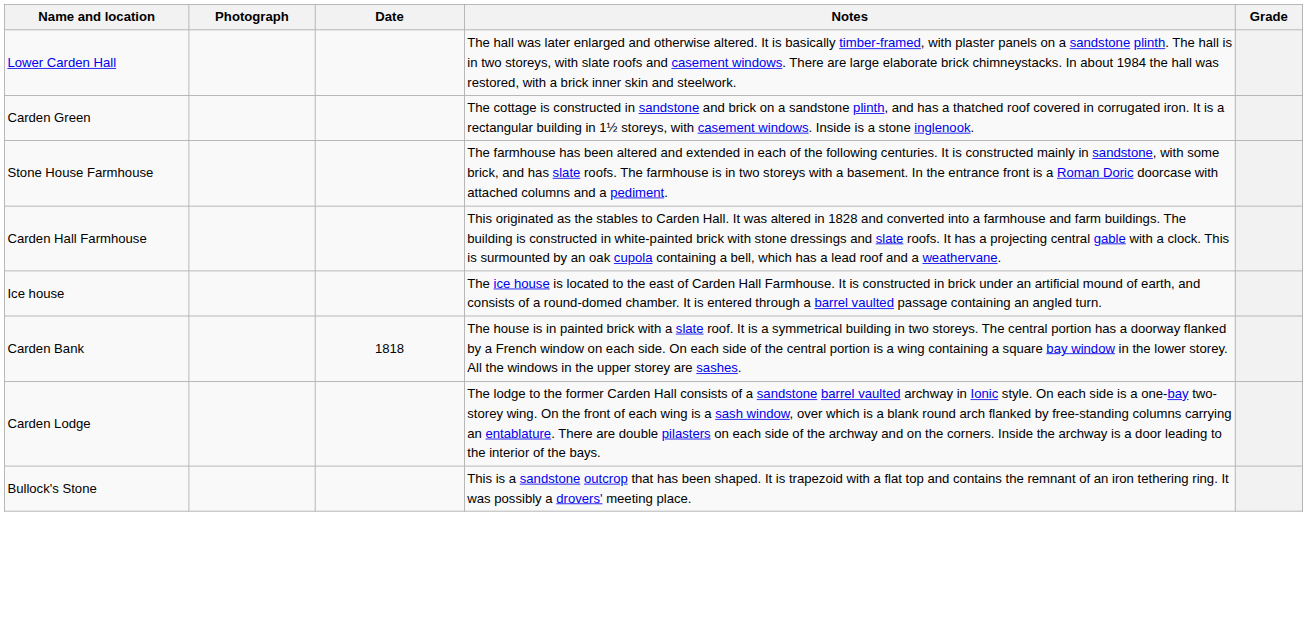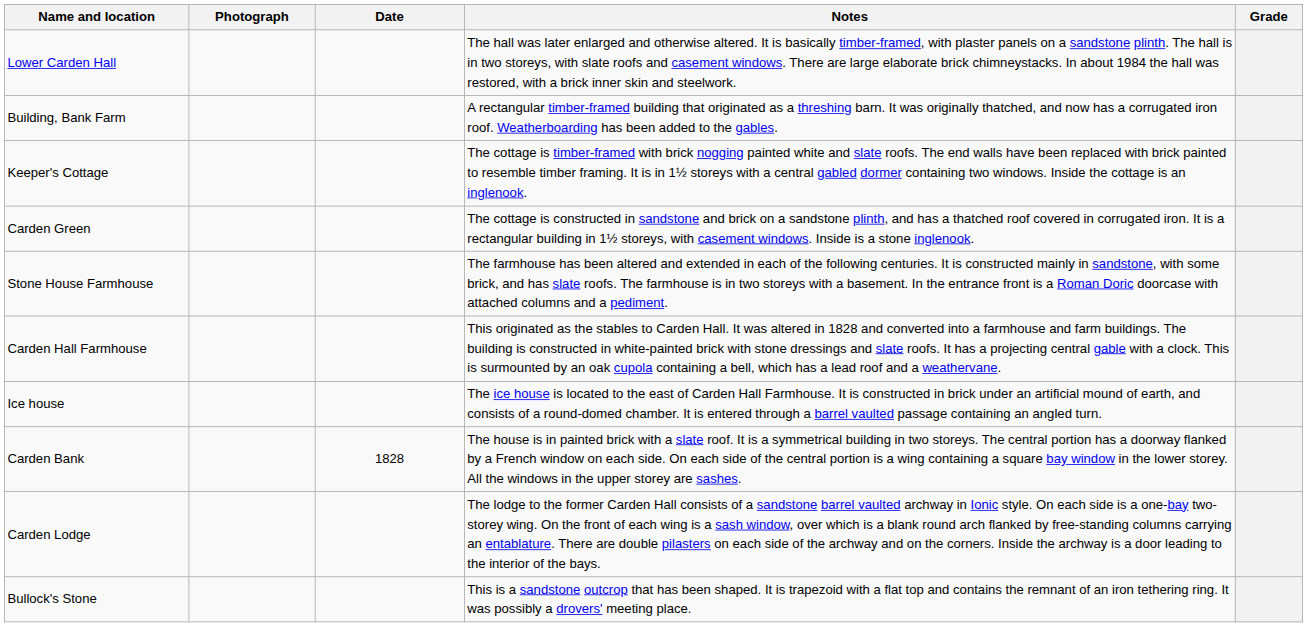+ row: (66, 118)
+ row: (58, 173)
(390, 348) 1818 -> (390, 459) 1828
